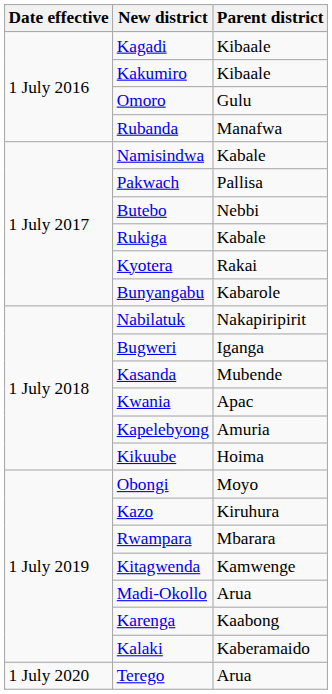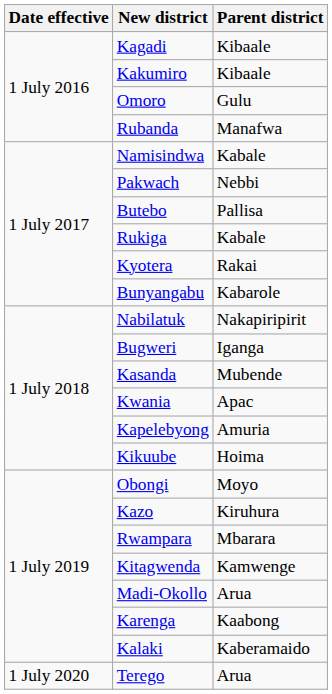(240, 182) Pallisa -> (238, 182) Nebbi
(238, 210) Nebbi -> (240, 210) Pallisa
